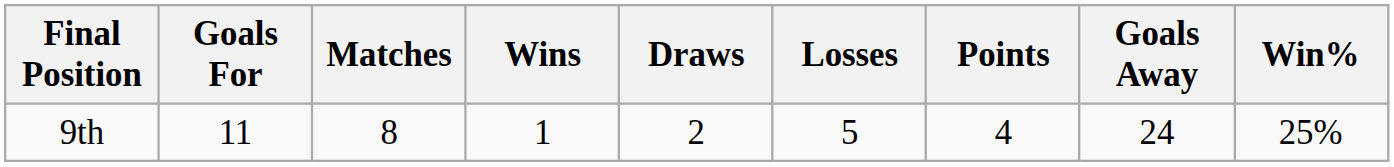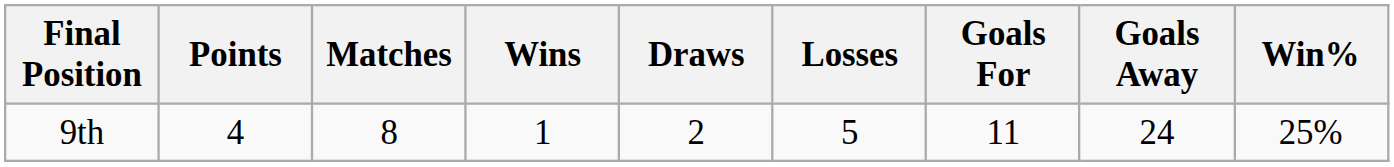columns swapped: (1003, 53) <-> (235, 53)
